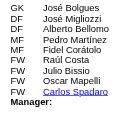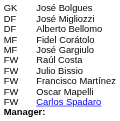- row: (75, 39)
+ row: (65, 50)
+ row: (76, 81)
